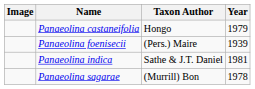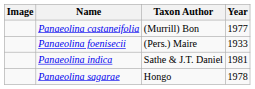(158, 28) Hongo -> (171, 28) (Murrill) Bon
(238, 28) 1979 -> (238, 28) 1977
(238, 44) 1939 -> (238, 44) 1933
(171, 76) (Murrill) Bon -> (158, 76) Hongo
